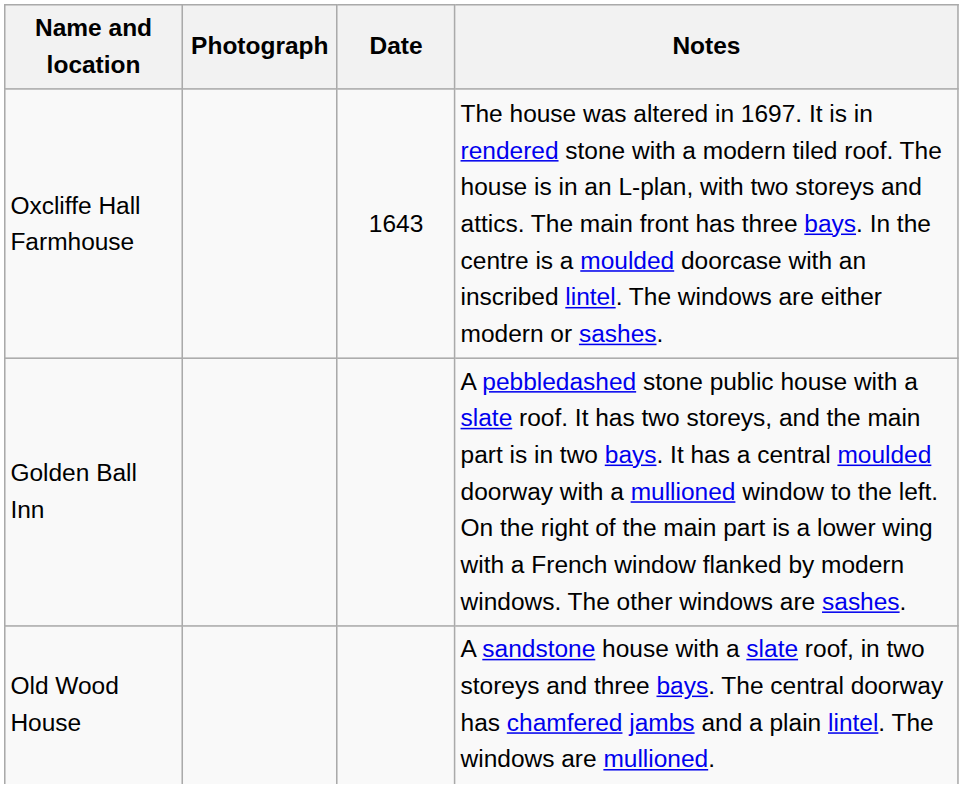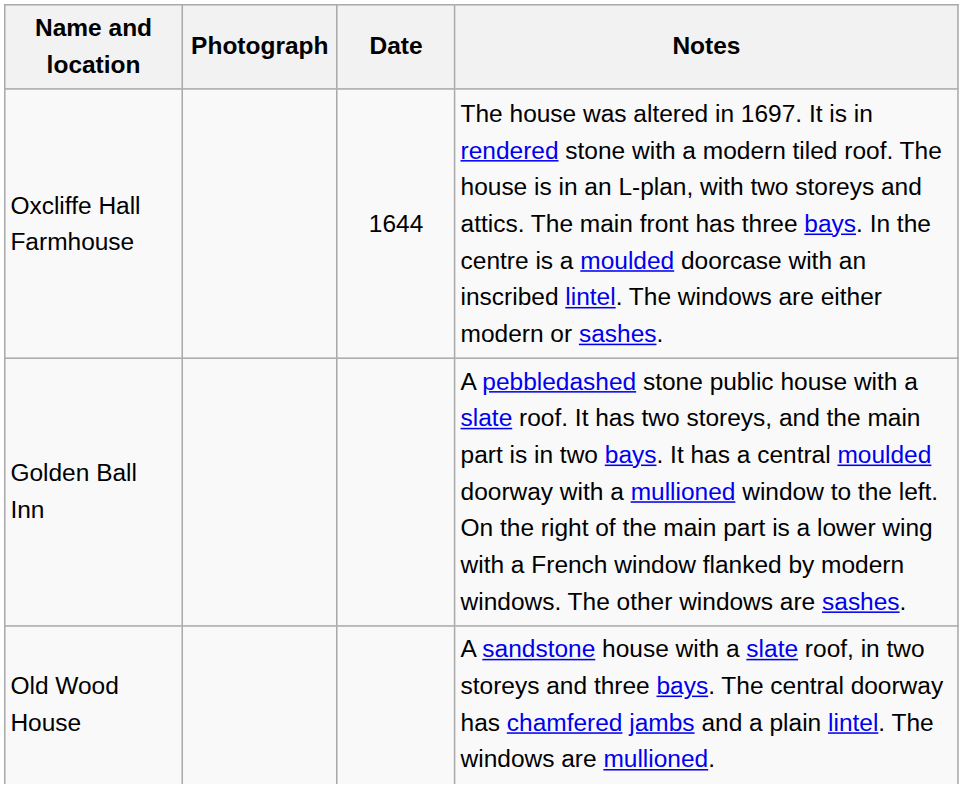(396, 223) 1643 -> (396, 223) 1644
